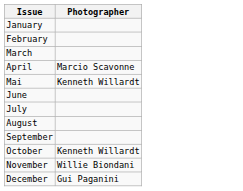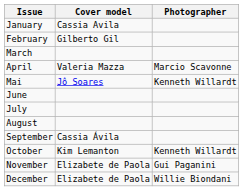+ column: (103, 11)
(96, 165) Willie Biondani -> (185, 165) Gui Paganini
(88, 179) Gui Paganini -> (193, 179) Willie Biondani
